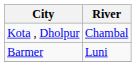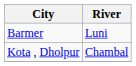rows swapped: (43, 33) <-> (25, 52)
